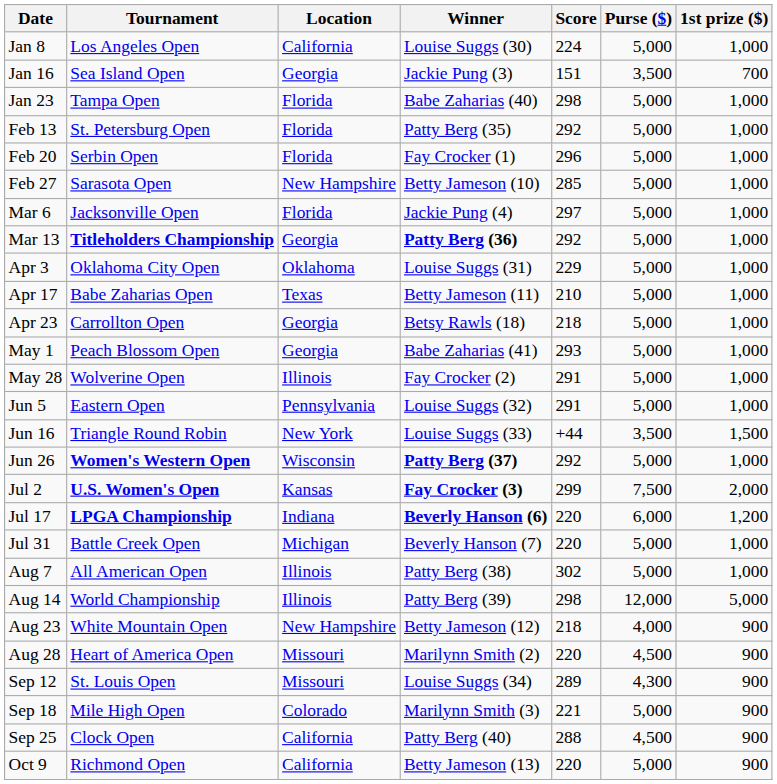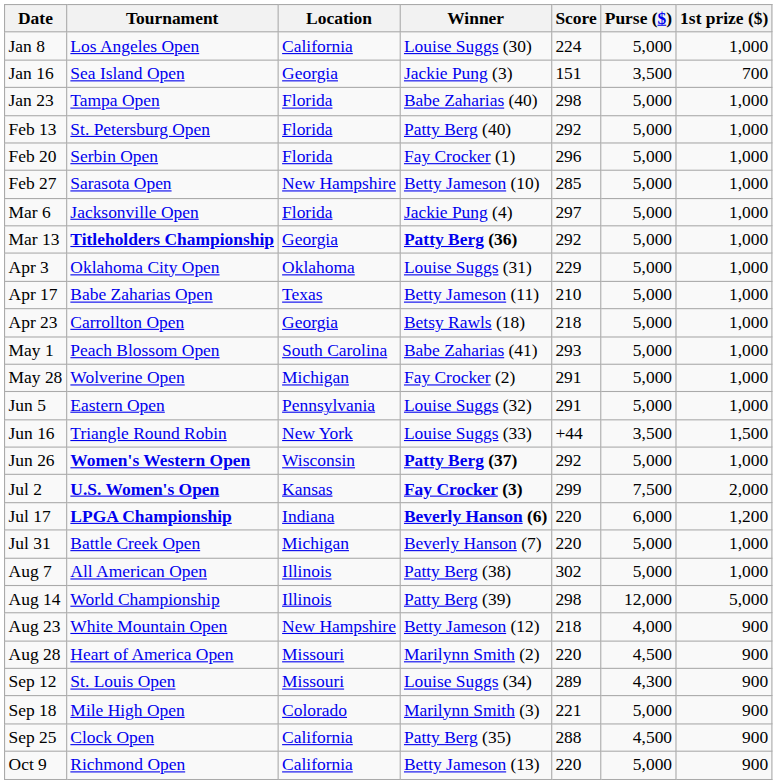(458, 128) Patty Berg (35) -> (458, 128) Patty Berg (40)
(310, 350) Georgia -> (335, 350) South Carolina
(307, 377) Illinois -> (316, 377) Michigan
(458, 737) Patty Berg (40) -> (458, 737) Patty Berg (35)
